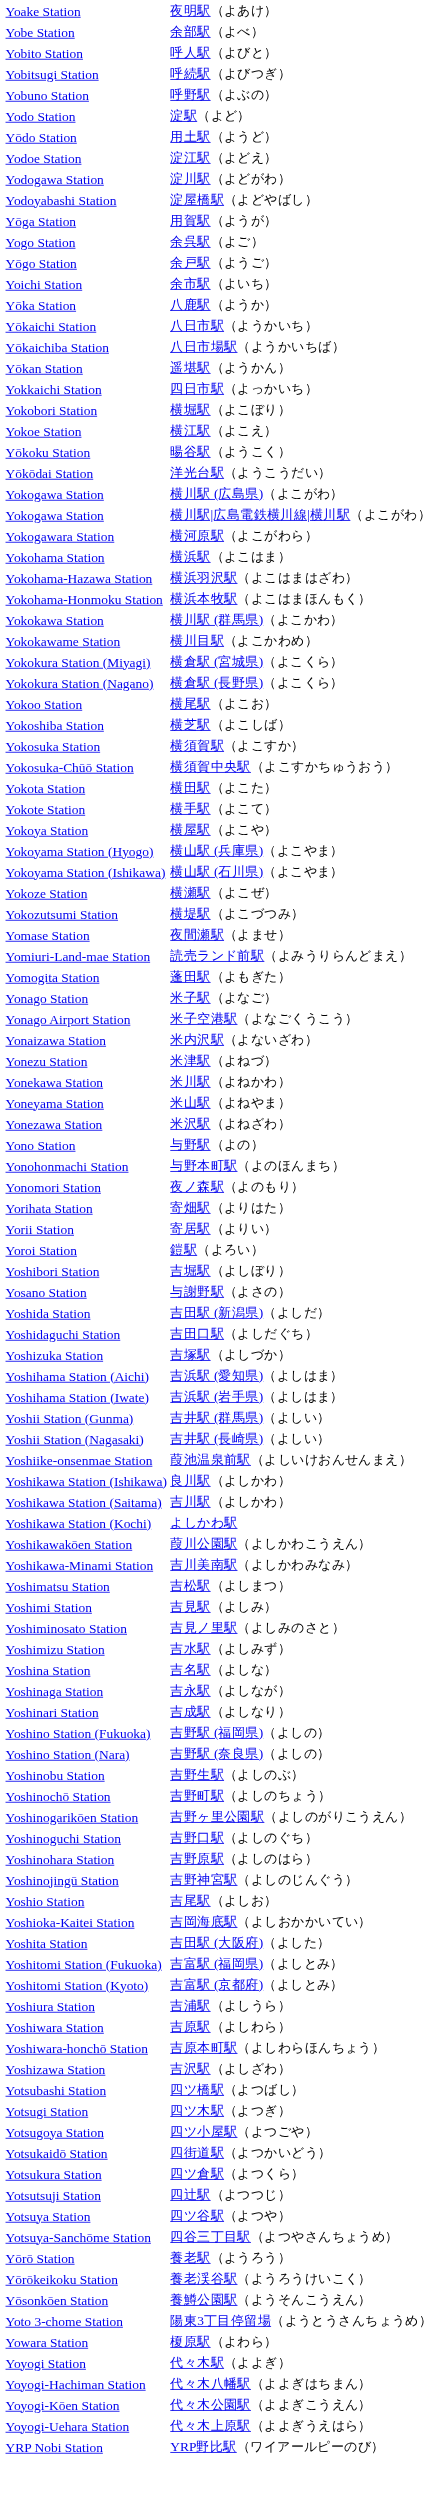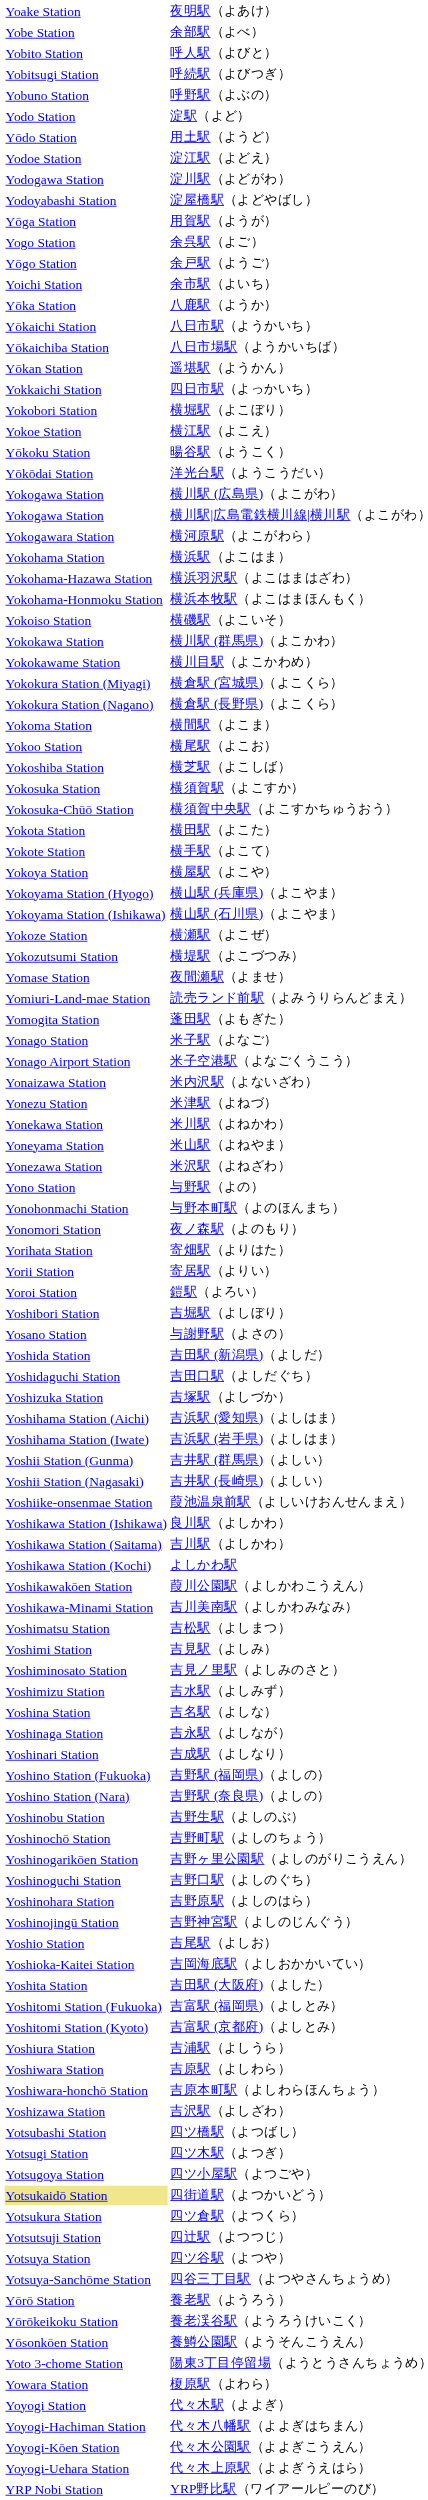+ row: (231, 620)
+ row: (224, 724)
(57, 2153) no background -> (57, 2195) khaki background
